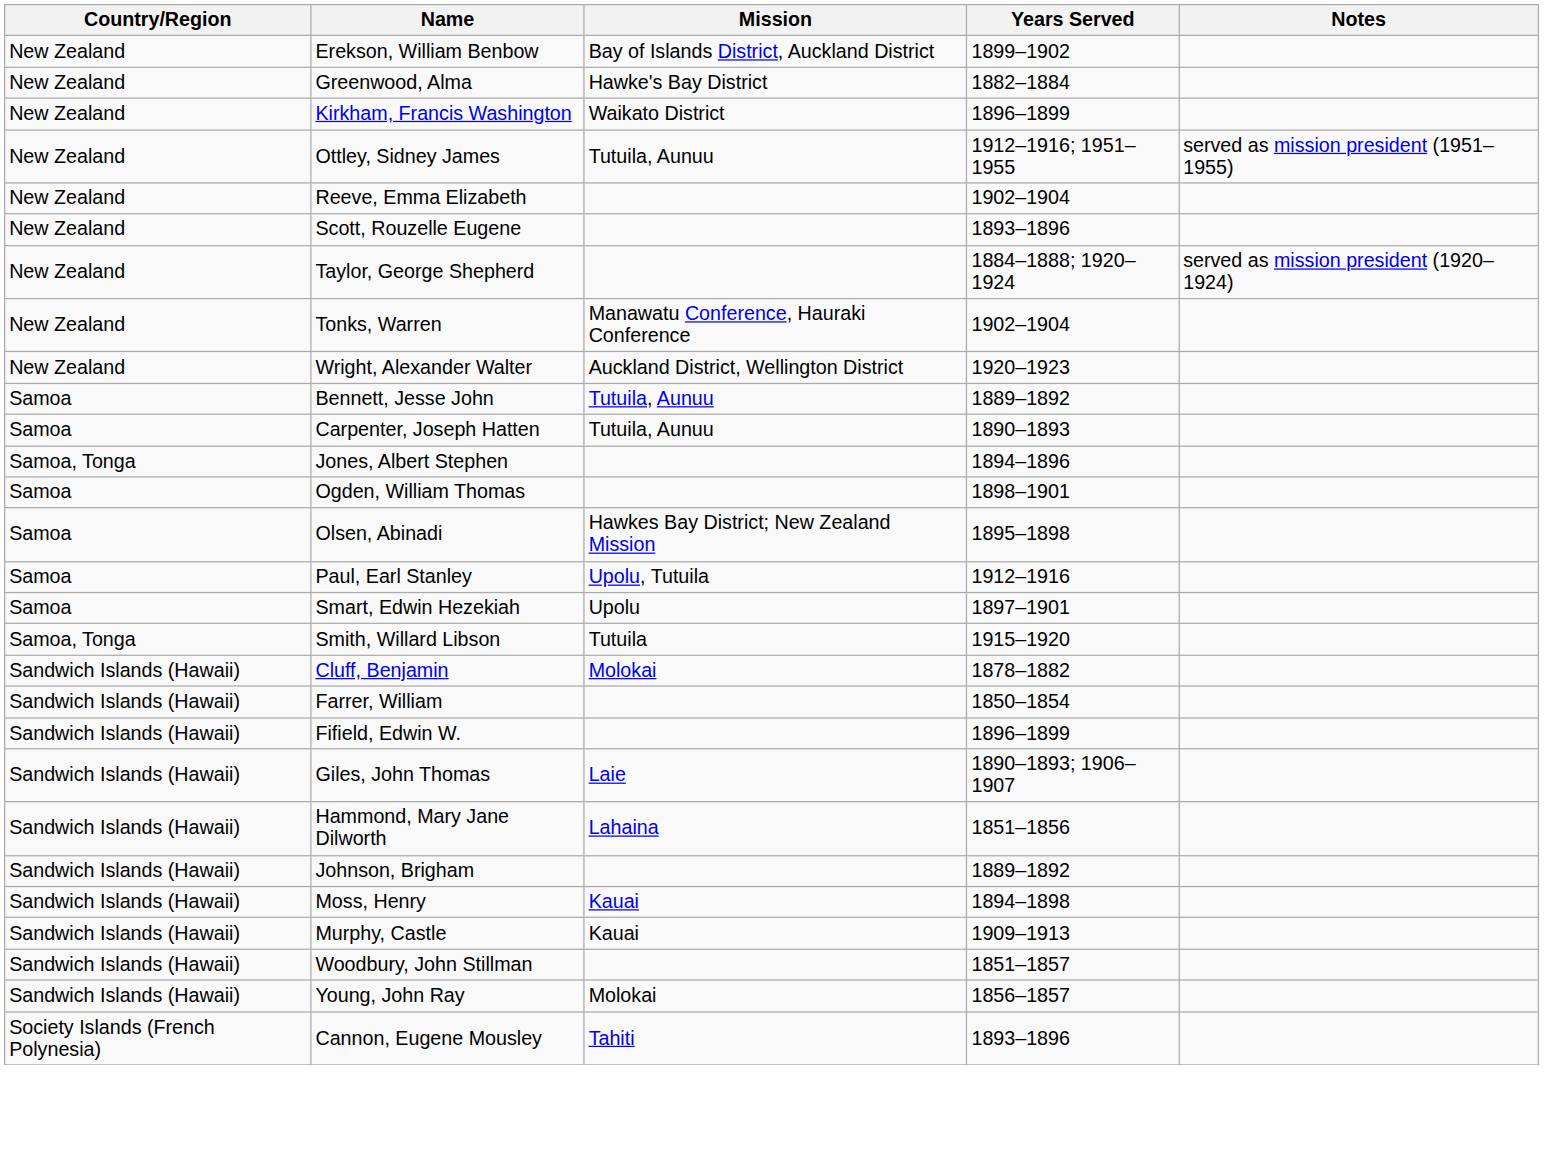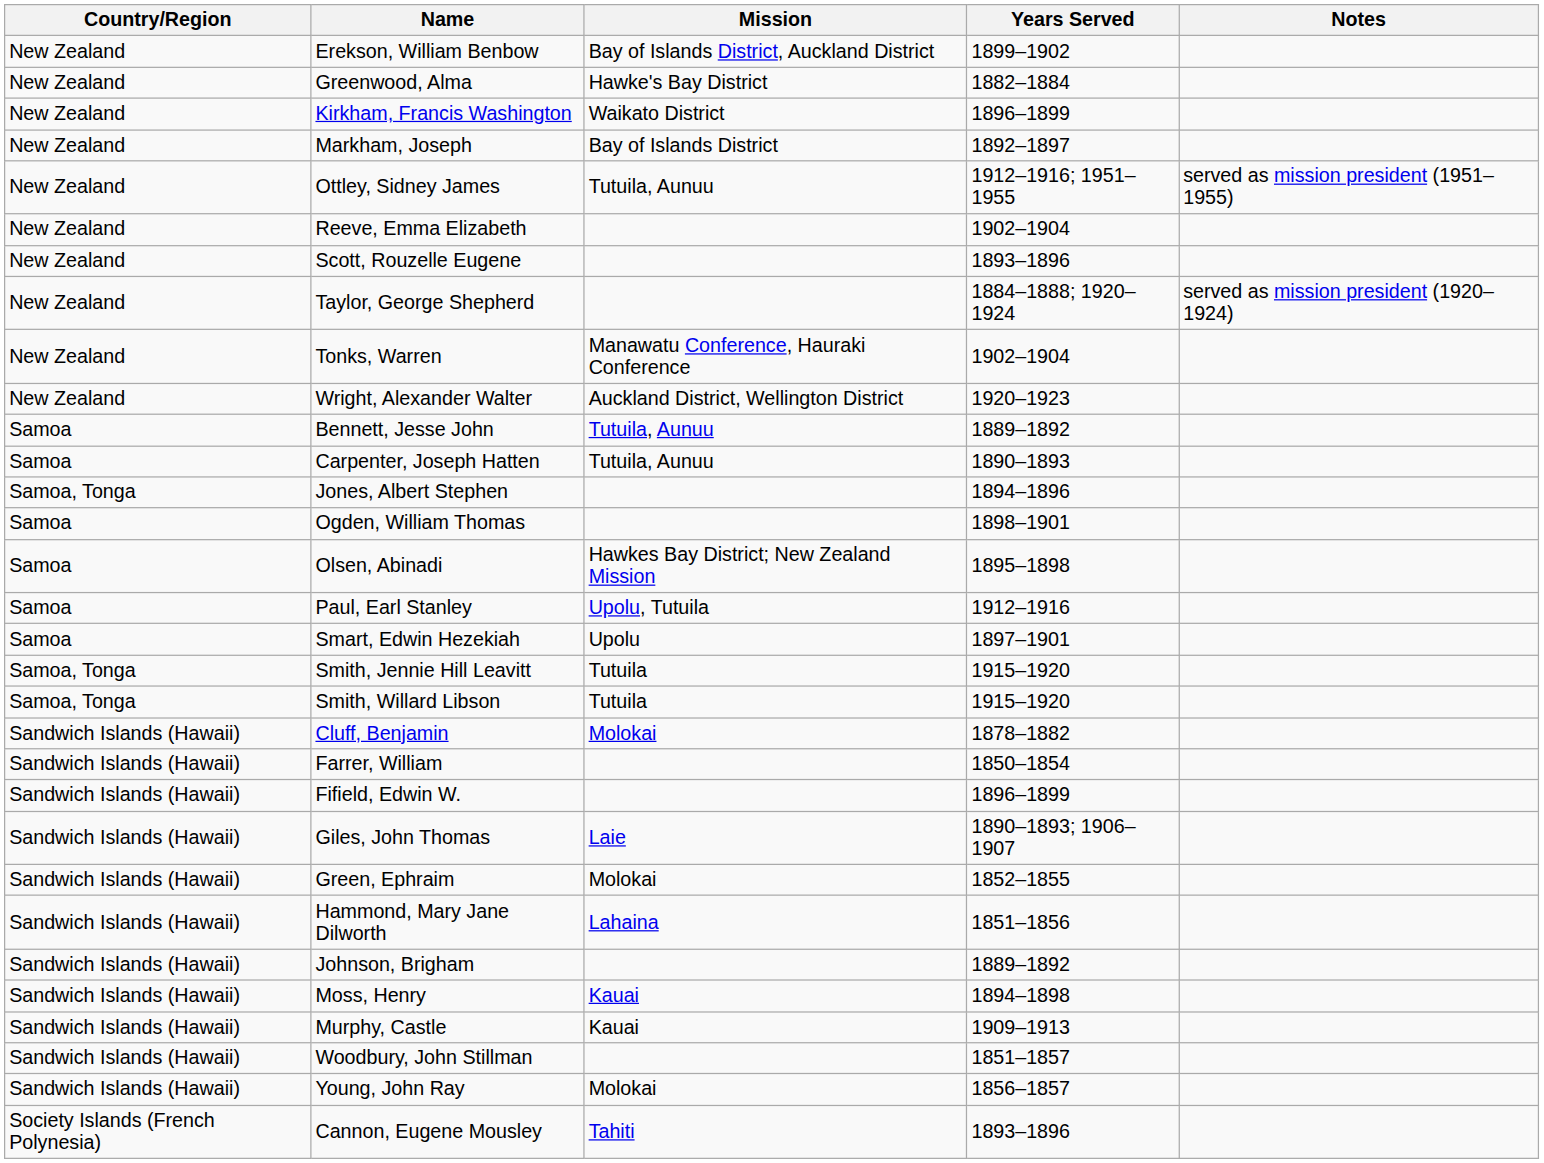+ row: (394, 144)
+ row: (423, 670)
+ row: (385, 879)
